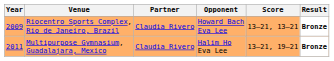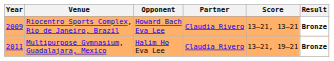columns swapped: (165, 10) <-> (221, 10)
